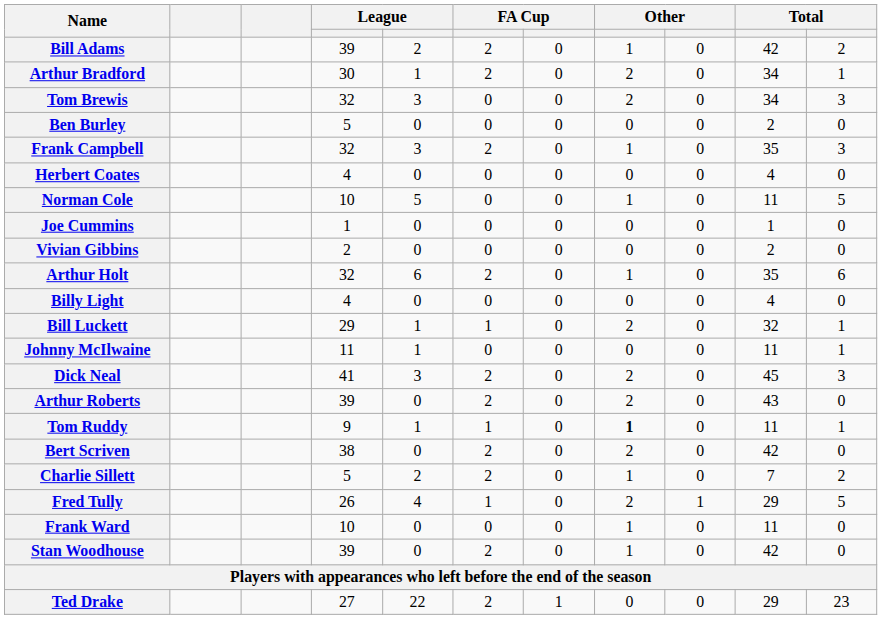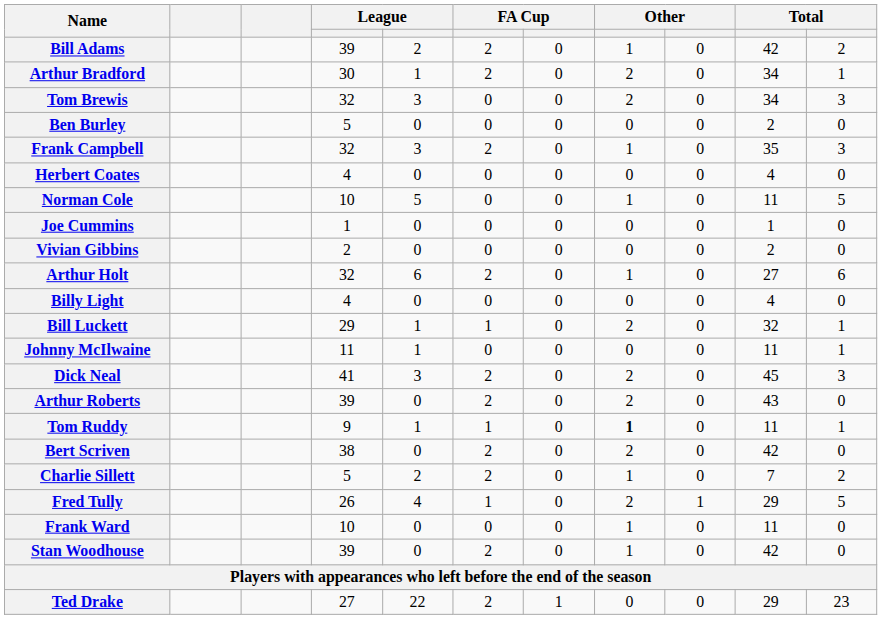(771, 275) 35 -> (771, 275) 27
